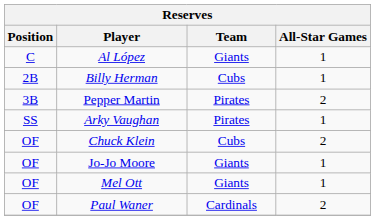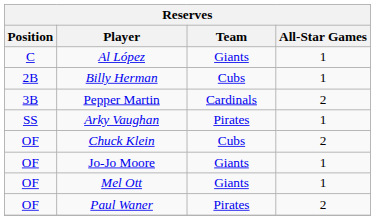(231, 99) Pirates -> (231, 99) Cardinals
(231, 204) Cardinals -> (231, 204) Pirates
